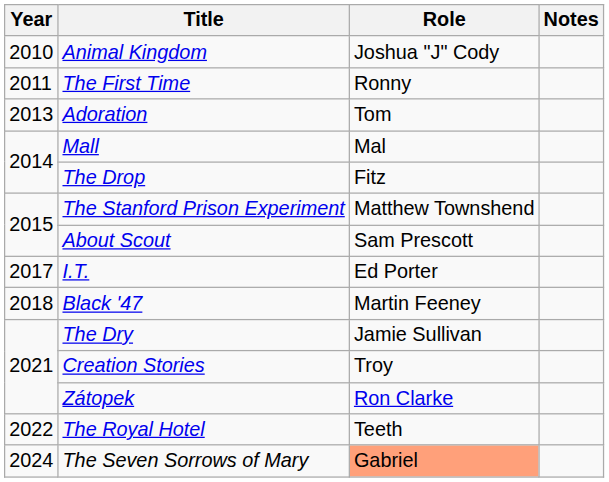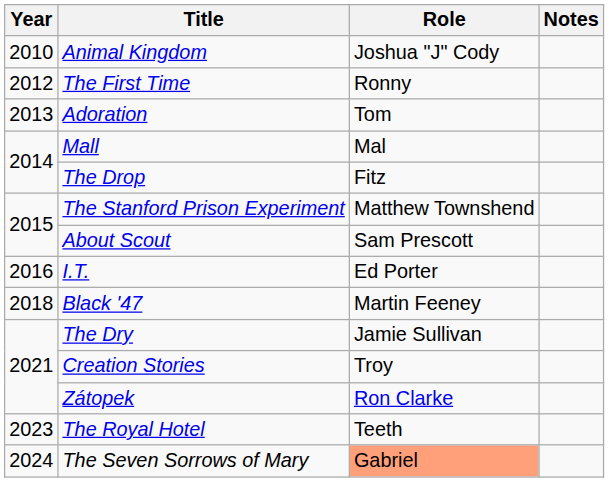(31, 83) 2011 -> (31, 83) 2012
(31, 271) 2017 -> (31, 271) 2016
(31, 429) 2022 -> (31, 429) 2023
